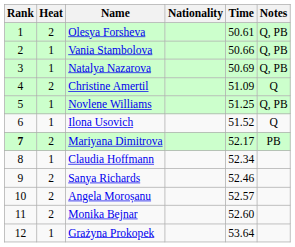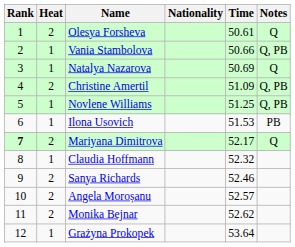(274, 31) Q, PB -> (274, 31) Q
(274, 68) Q, PB -> (274, 68) Q
(274, 86) Q -> (274, 86) Q, PB
(241, 123) 51.52 -> (241, 123) 51.53
(274, 123) Q -> (274, 123) PB
(274, 141) PB -> (274, 141) Q
(241, 159) 52.34 -> (241, 159) 52.32
(241, 214) 52.60 -> (241, 214) 52.62
